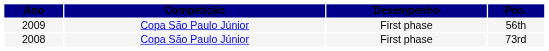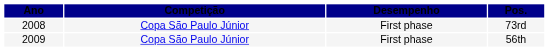rows swapped: (516, 40) <-> (516, 25)
